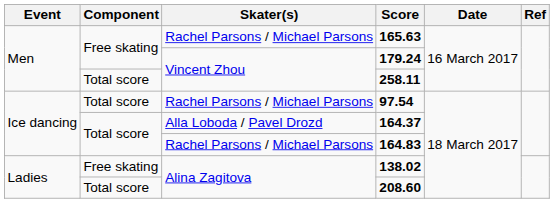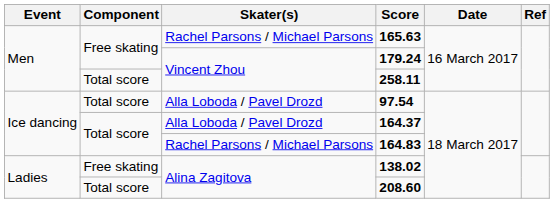(269, 101) Rachel Parsons / Michael Parsons -> (244, 101) Alla Loboda / Pavel Drozd
